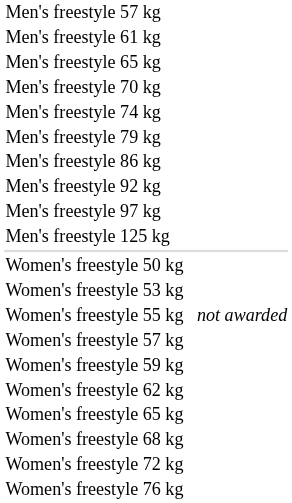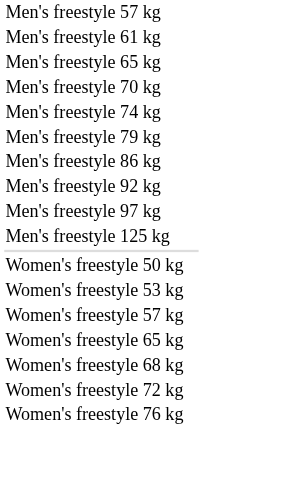- row: (94, 315)
- row: (94, 365)
- row: (94, 389)
